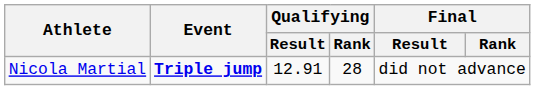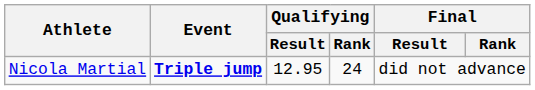(298, 70) 12.91 -> (298, 70) 12.95
(352, 70) 28 -> (352, 70) 24
